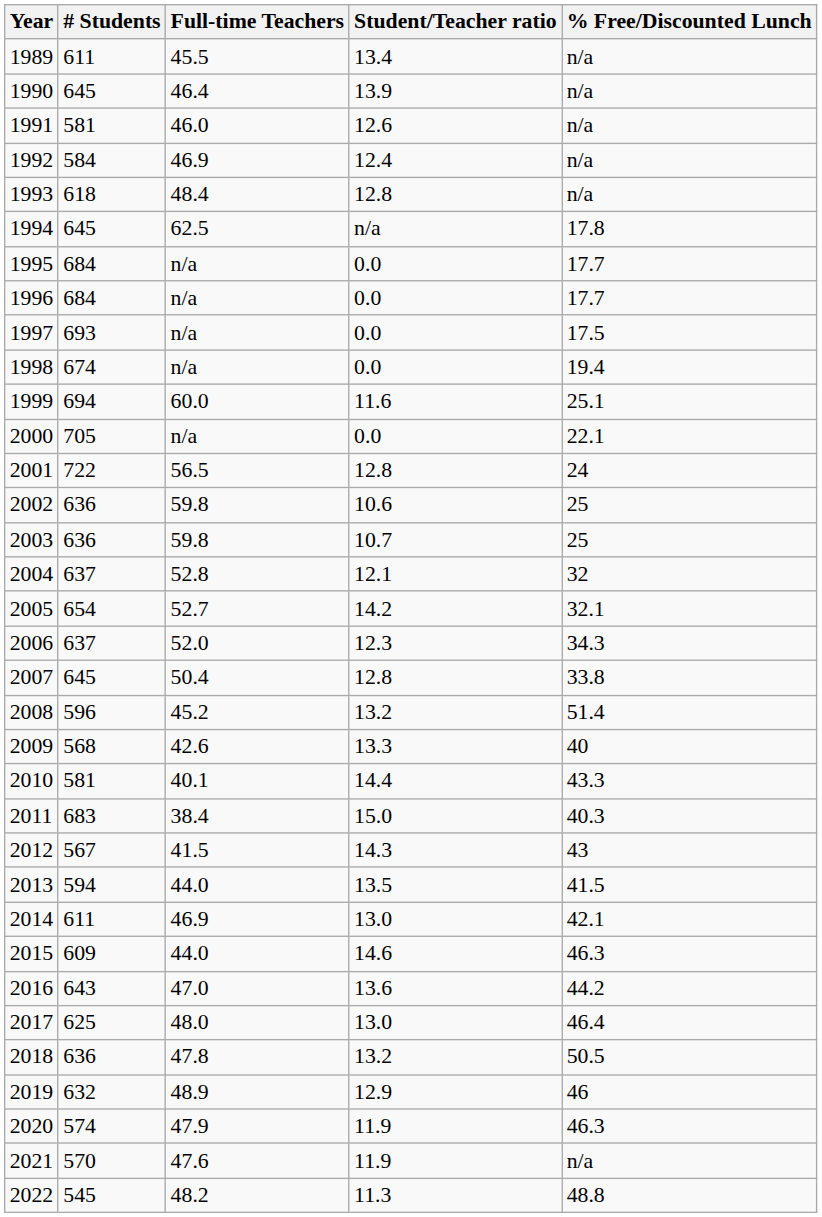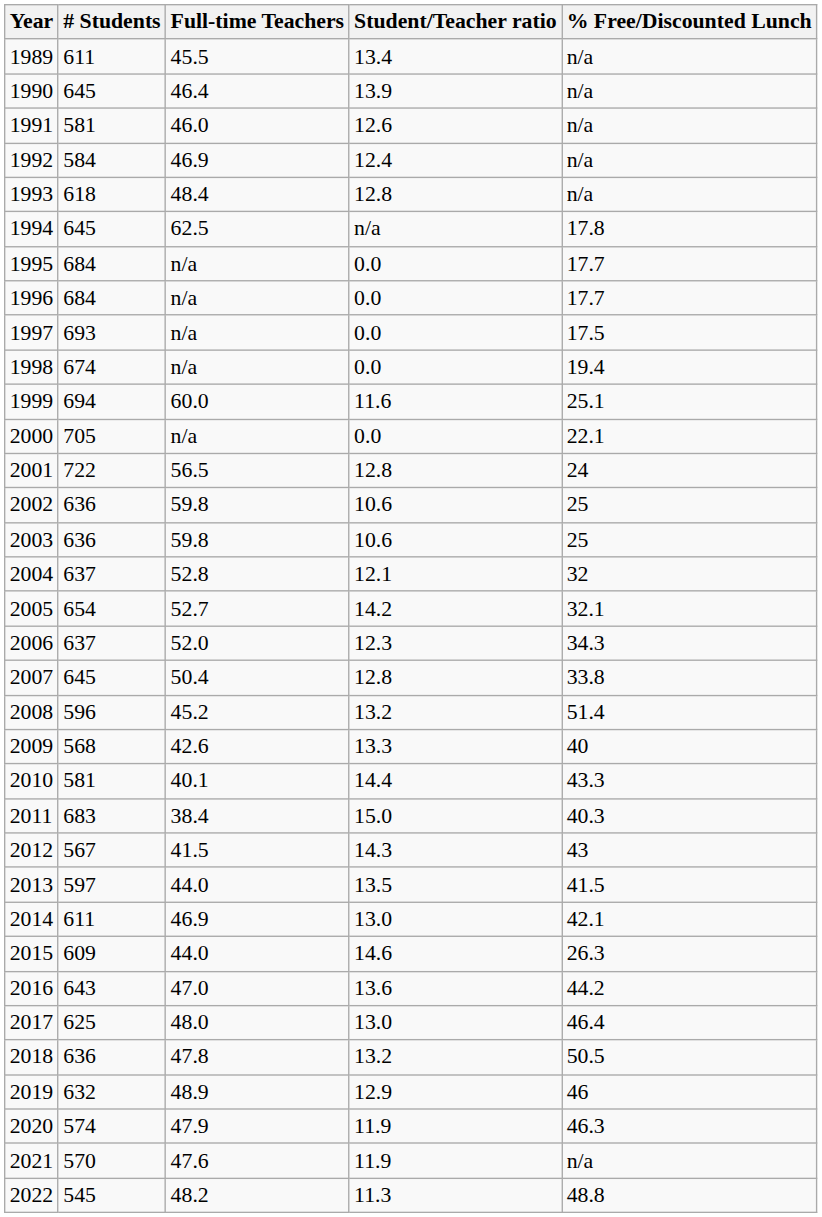(373, 539) 10.7 -> (373, 539) 10.6
(80, 884) 594 -> (80, 884) 597
(586, 953) 46.3 -> (586, 953) 26.3
